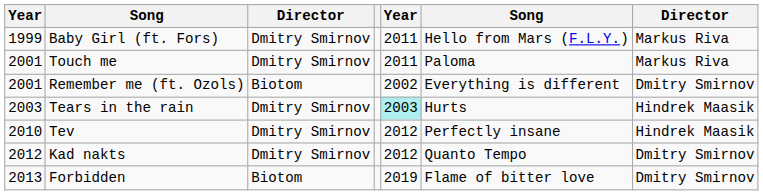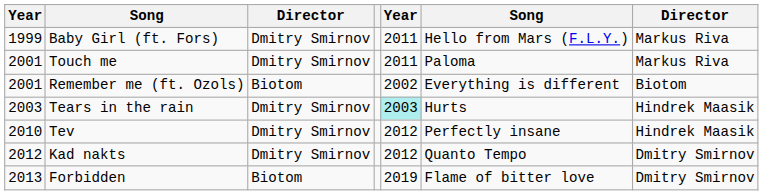(695, 85) Dmitry Smirnov -> (661, 85) Biotom
